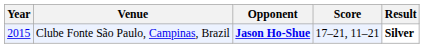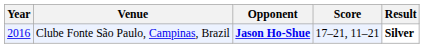(19, 33) 2015 -> (19, 33) 2016
